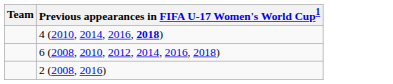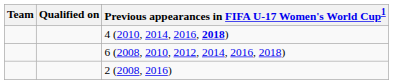+ column: (69, 15)
